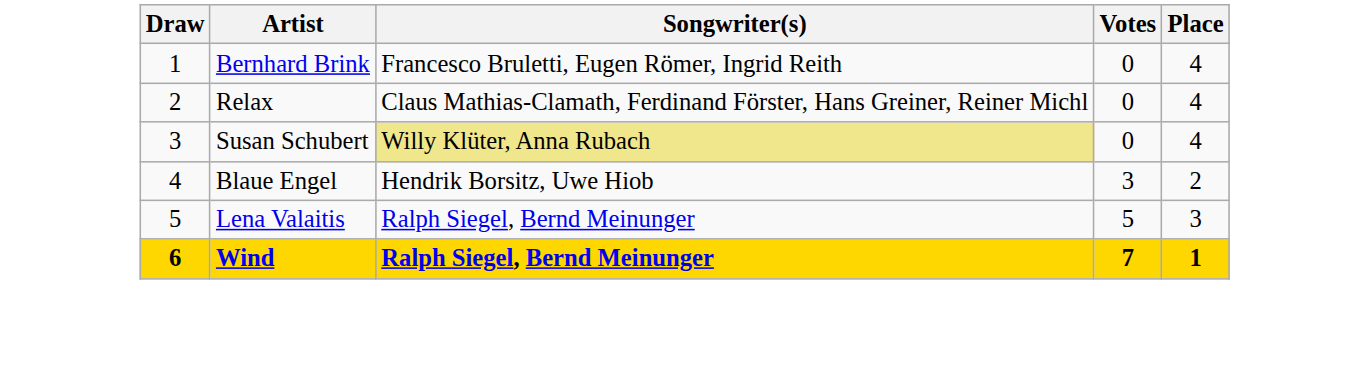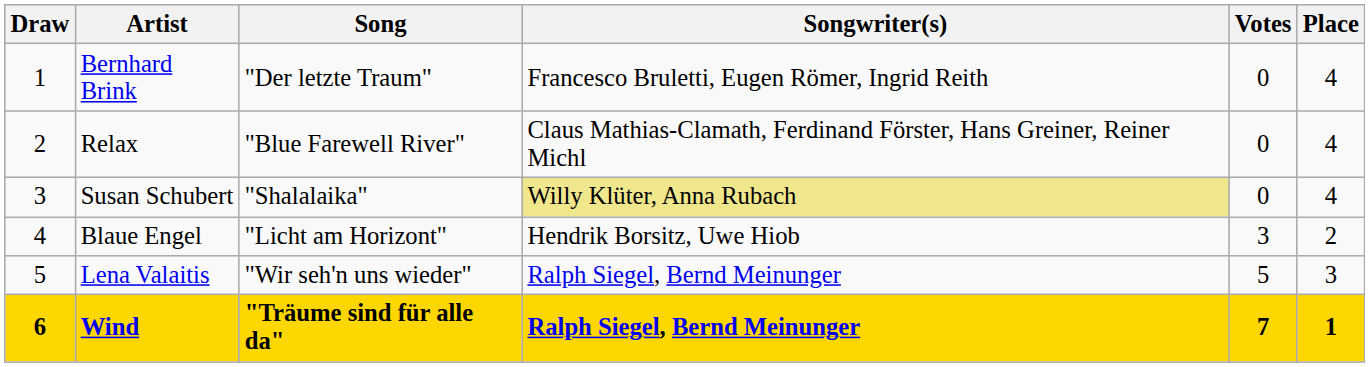+ column: (380, 24)
